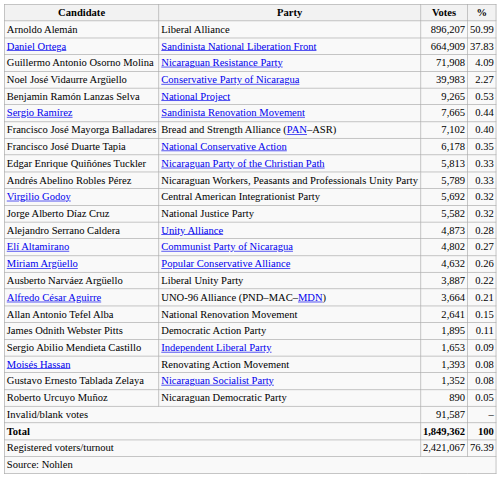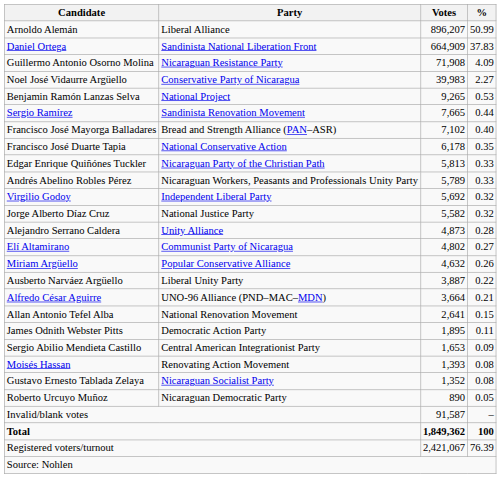(241, 197) Central American Integrationist Party -> (216, 197) Independent Liberal Party
(216, 347) Independent Liberal Party -> (241, 347) Central American Integrationist Party
